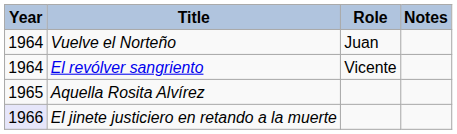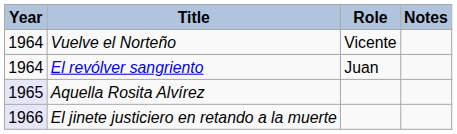(361, 42) Juan -> (370, 42) Vicente
(370, 67) Vicente -> (361, 67) Juan
(26, 92) no background -> (26, 92) lavender background
